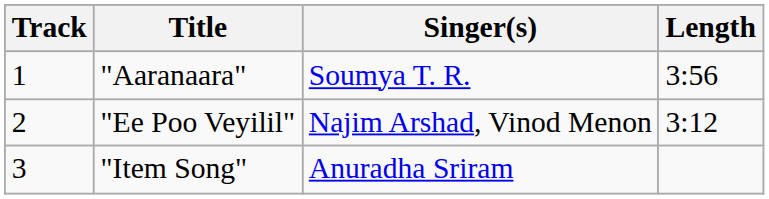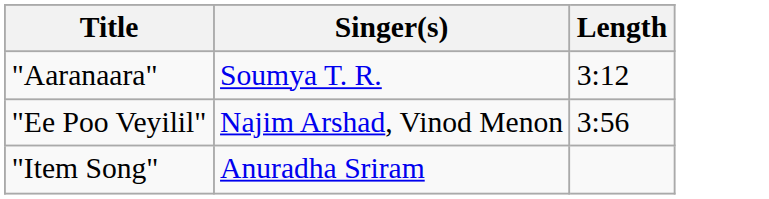- column: (49, 27)
(692, 74) 3:56 -> (603, 74) 3:12
(692, 121) 3:12 -> (603, 121) 3:56
